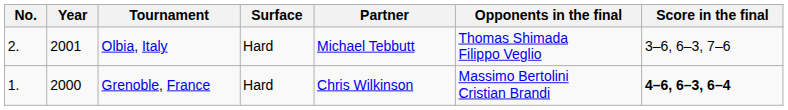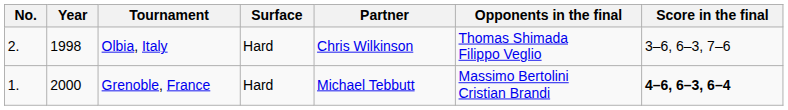(66, 46) 2001 -> (66, 46) 1998
(366, 46) Michael Tebbutt -> (365, 46) Chris Wilkinson
(365, 84) Chris Wilkinson -> (366, 84) Michael Tebbutt
